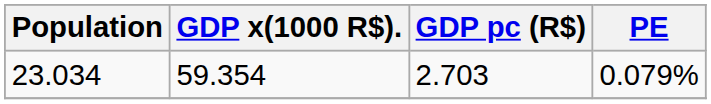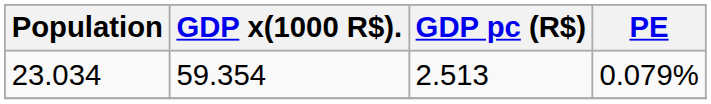(452, 74) 2.703 -> (452, 74) 2.513
